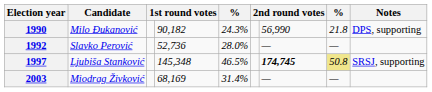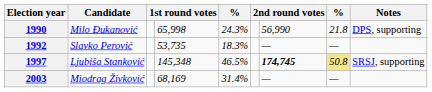(171, 29) 90,182 -> (171, 29) 65,998
(171, 45) 52,736 -> (171, 45) 53,735
(235, 45) 28.0% -> (235, 45) 18.3%
